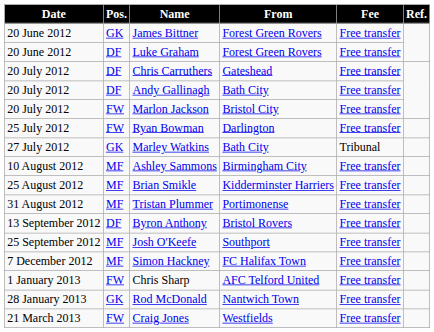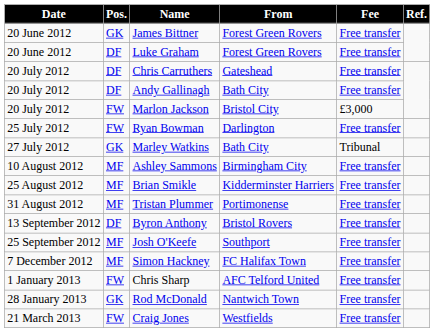(370, 109) Free transfer -> (356, 109) £3,000
